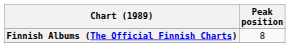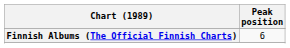(262, 36) 8 -> (262, 36) 6
